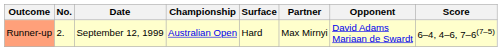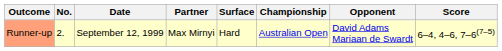columns swapped: (203, 11) <-> (304, 11)
